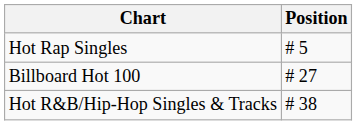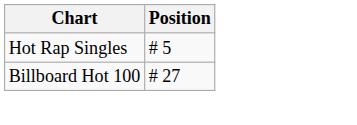- row: (143, 104)
